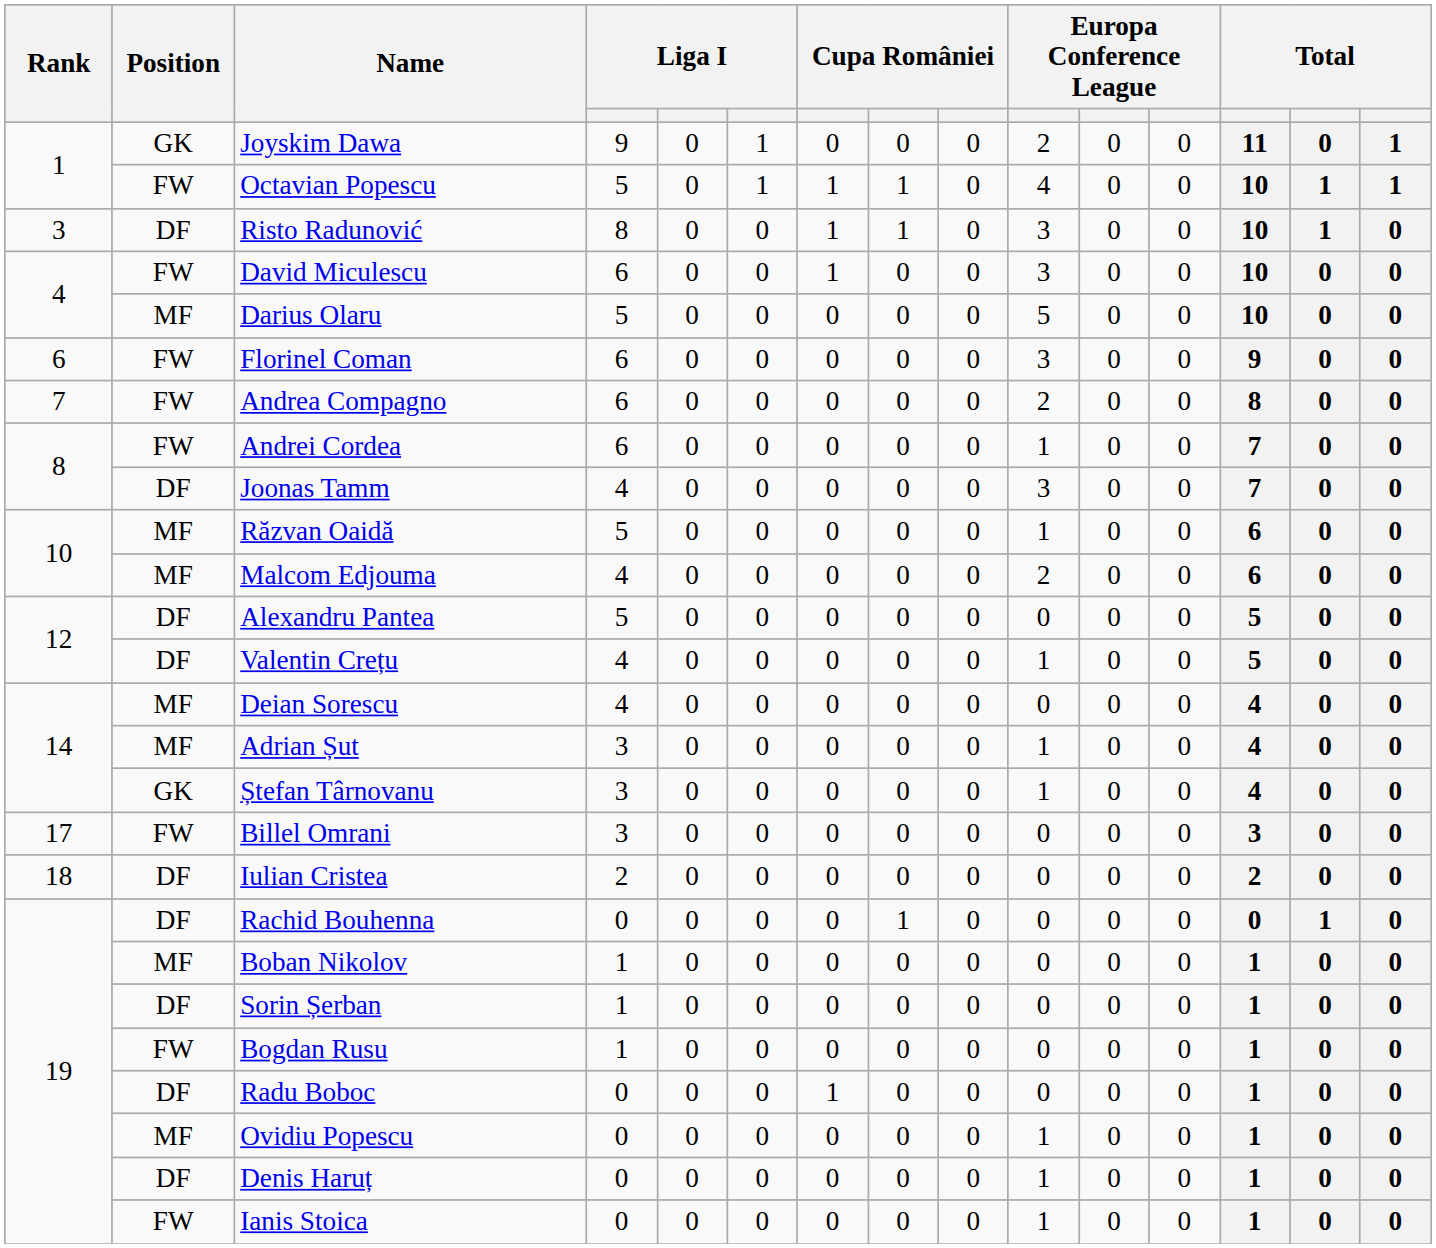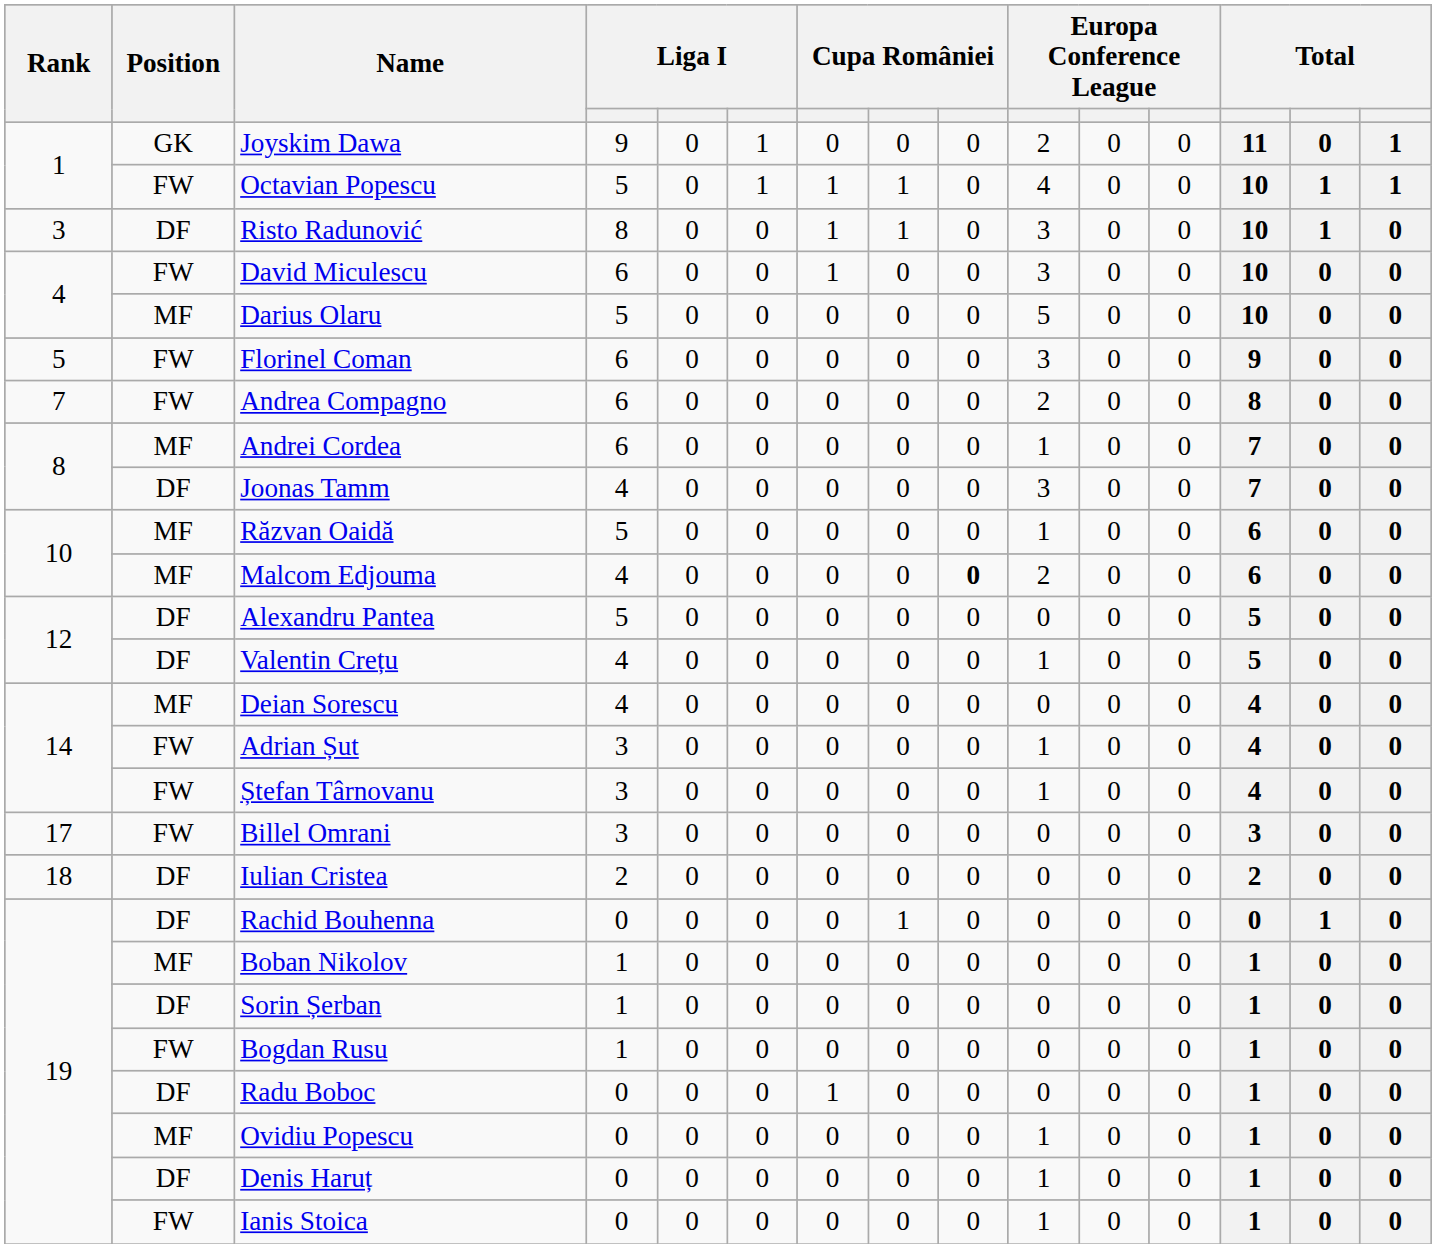(59, 358) 6 -> (59, 358) 5
(173, 444) FW -> (173, 444) MF
(973, 574) normal -> (973, 574) bold
(173, 746) MF -> (173, 746) FW
(173, 790) GK -> (173, 790) FW
